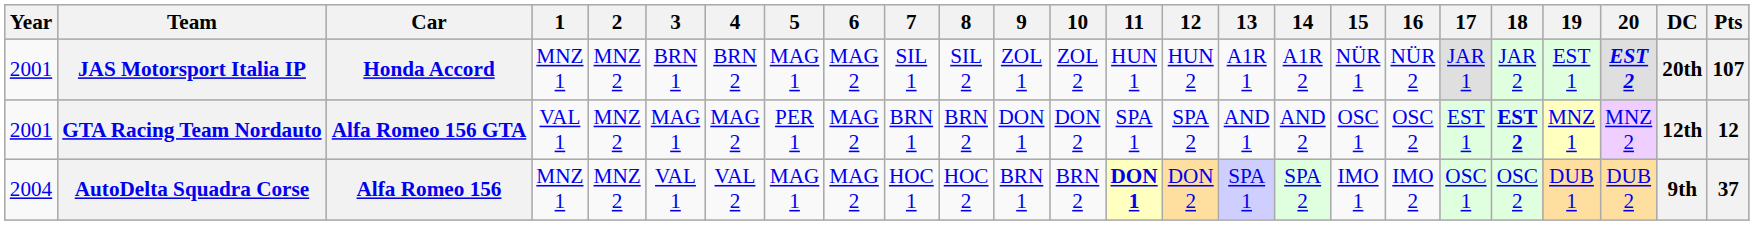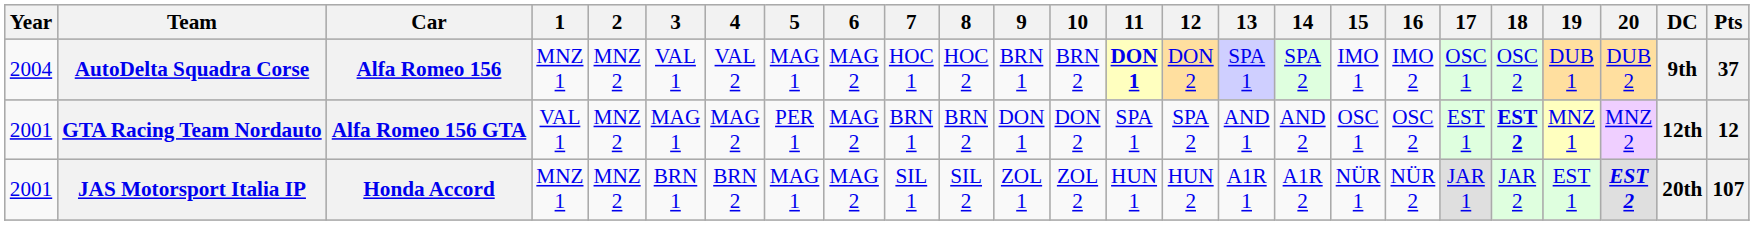rows swapped: (192, 69) <-> (192, 189)
